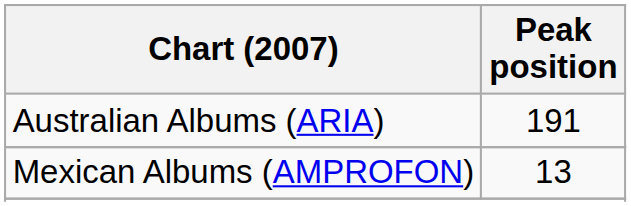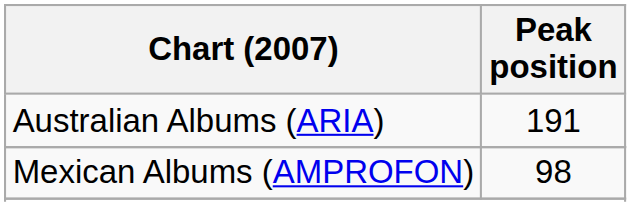(553, 172) 13 -> (553, 172) 98
